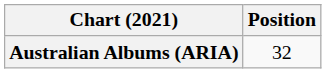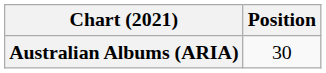(282, 51) 32 -> (282, 51) 30
